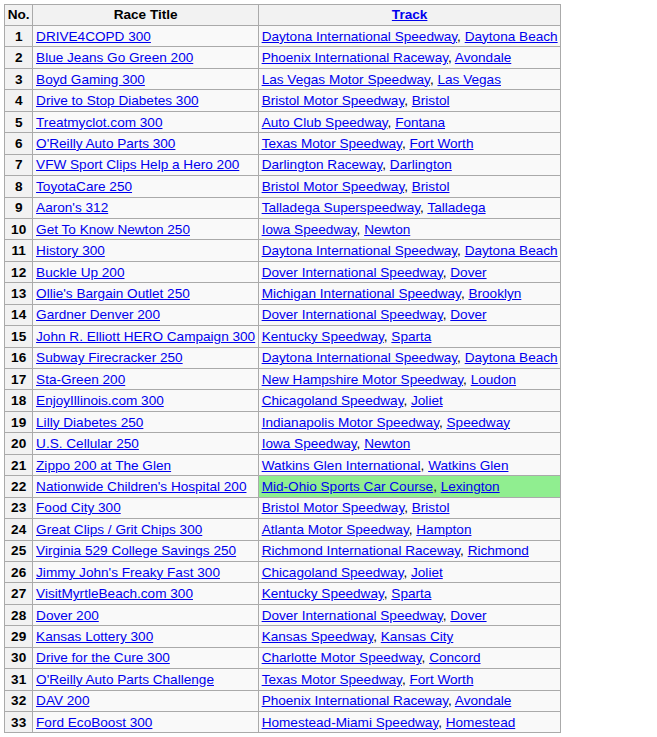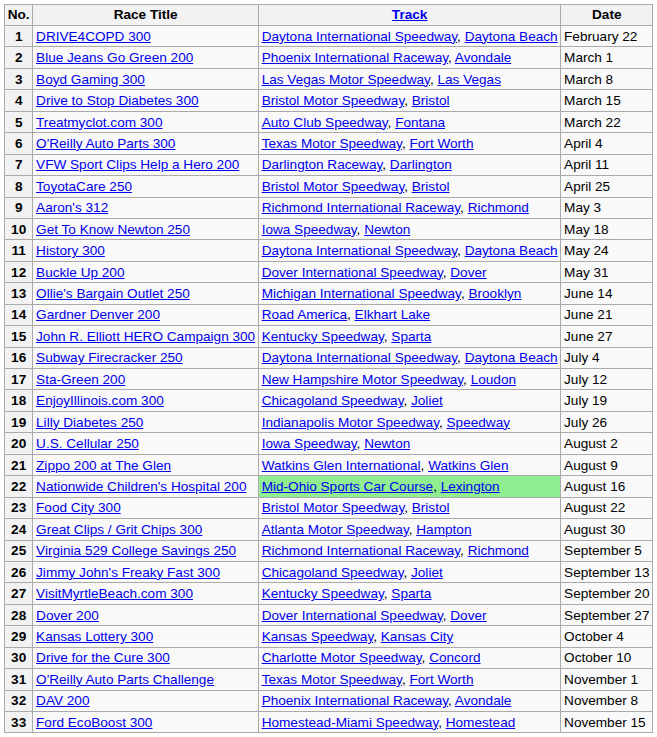+ column: (607, 15)
(374, 208) Talladega Superspeedway, Talladega -> (395, 208) Richmond International Raceway, Richmond
(374, 315) Dover International Speedway, Dover -> (346, 315) Road America, Elkhart Lake
